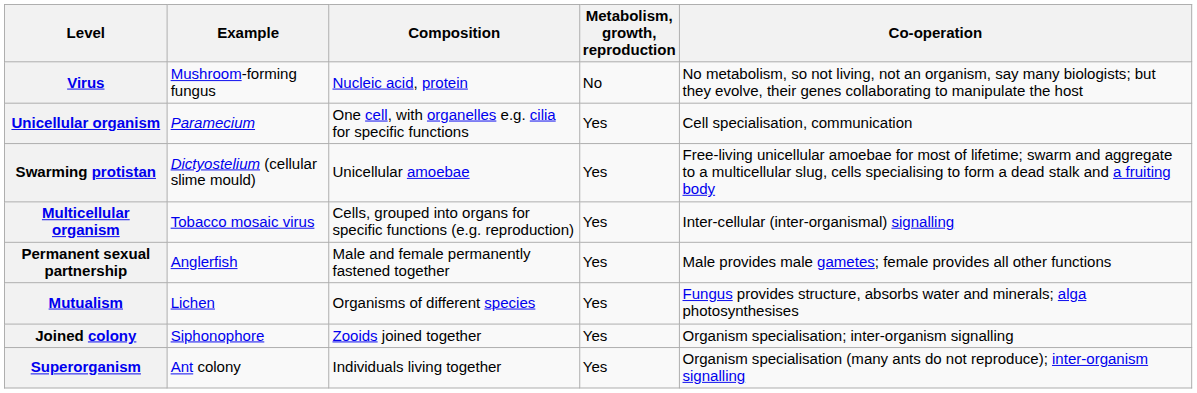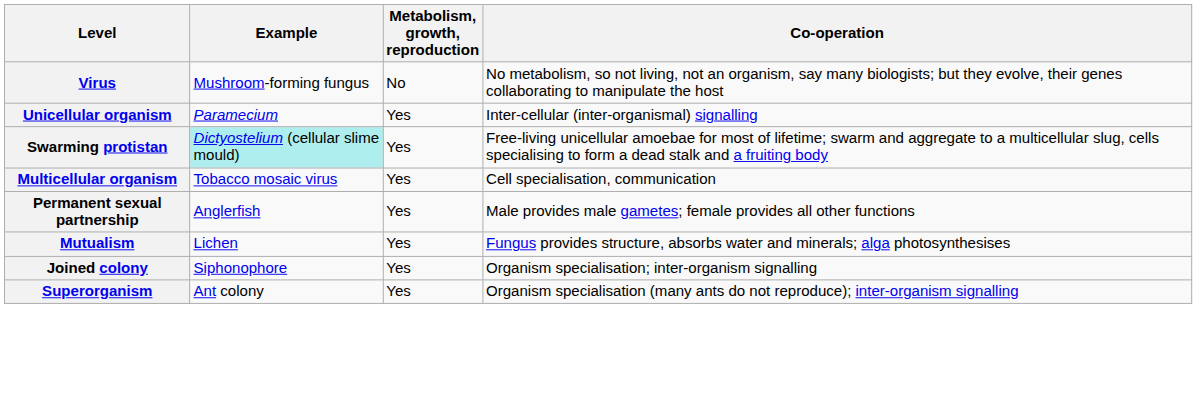- column: (454, 33)
(797, 123) Cell specialisation, communication -> (622, 114) Inter-cellular (inter-organismal) signalling
(244, 172) no background -> (286, 147) paleturquoise background
(818, 221) Inter-cellular (inter-organismal) signalling -> (601, 179) Cell specialisation, communication
